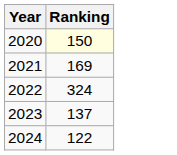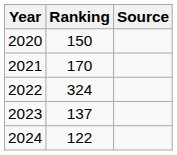+ column: (143, 17)
(80, 41) lightyellow background -> (80, 41) no background
(80, 65) 169 -> (80, 65) 170
